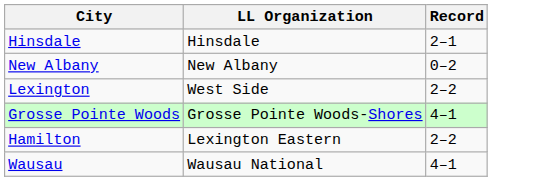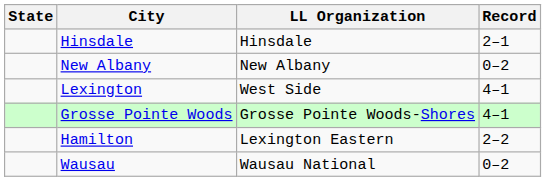+ column: (31, 17)
(443, 91) 2–2 -> (496, 91) 4–1
(443, 164) 4–1 -> (496, 164) 0–2
